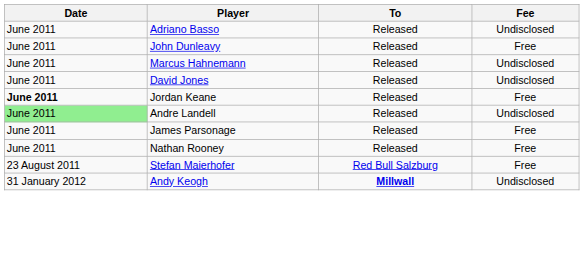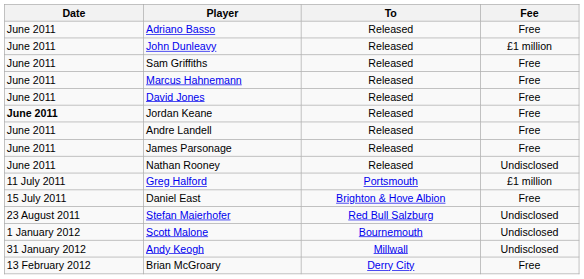(525, 30) Undisclosed -> (530, 30) Free
(525, 47) Free -> (530, 47) £1 million
+ row: (177, 63)
(525, 63) Undisclosed -> (530, 80) Free
(525, 80) Undisclosed -> (530, 97) Free
(31, 114) lightgreen background -> (31, 131) no background
(525, 114) Undisclosed -> (530, 131) Free
(525, 148) Free -> (530, 165) Undisclosed
+ row: (176, 181)
+ row: (173, 198)
(525, 165) Free -> (530, 215) Undisclosed
+ row: (177, 232)
(395, 181) bold -> (391, 249) normal
+ row: (183, 266)
